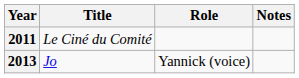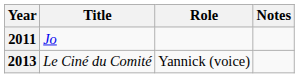(97, 38) Le Ciné du Comité -> (50, 38) Jo
(50, 61) Jo -> (97, 61) Le Ciné du Comité
